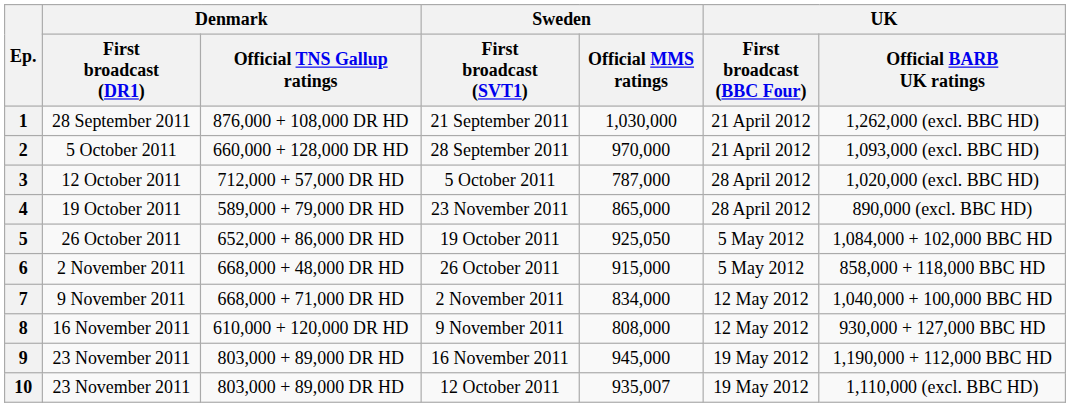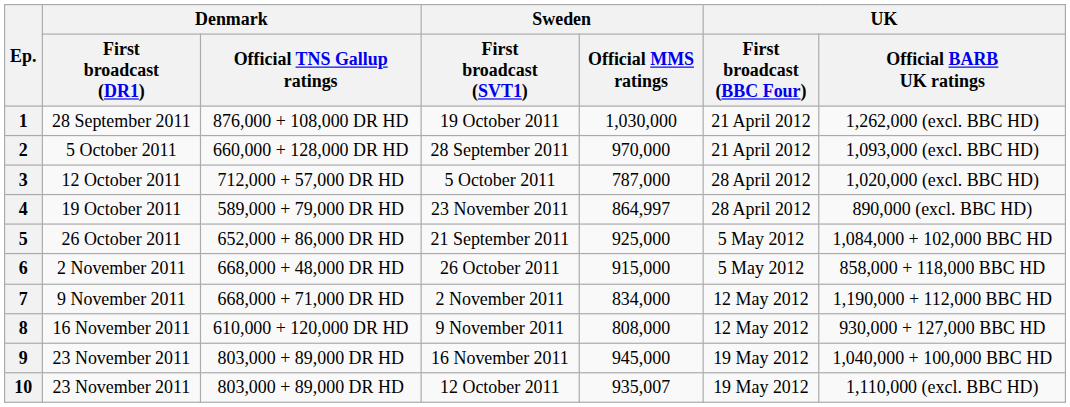(500, 121) 21 September 2011 -> (500, 121) 19 October 2011
(641, 209) 865,000 -> (641, 209) 864,997
(500, 239) 19 October 2011 -> (500, 239) 21 September 2011
(641, 239) 925,050 -> (641, 239) 925,000
(942, 298) 1,040,000 + 100,000 BBC HD -> (942, 298) 1,190,000 + 112,000 BBC HD
(942, 357) 1,190,000 + 112,000 BBC HD -> (942, 357) 1,040,000 + 100,000 BBC HD
